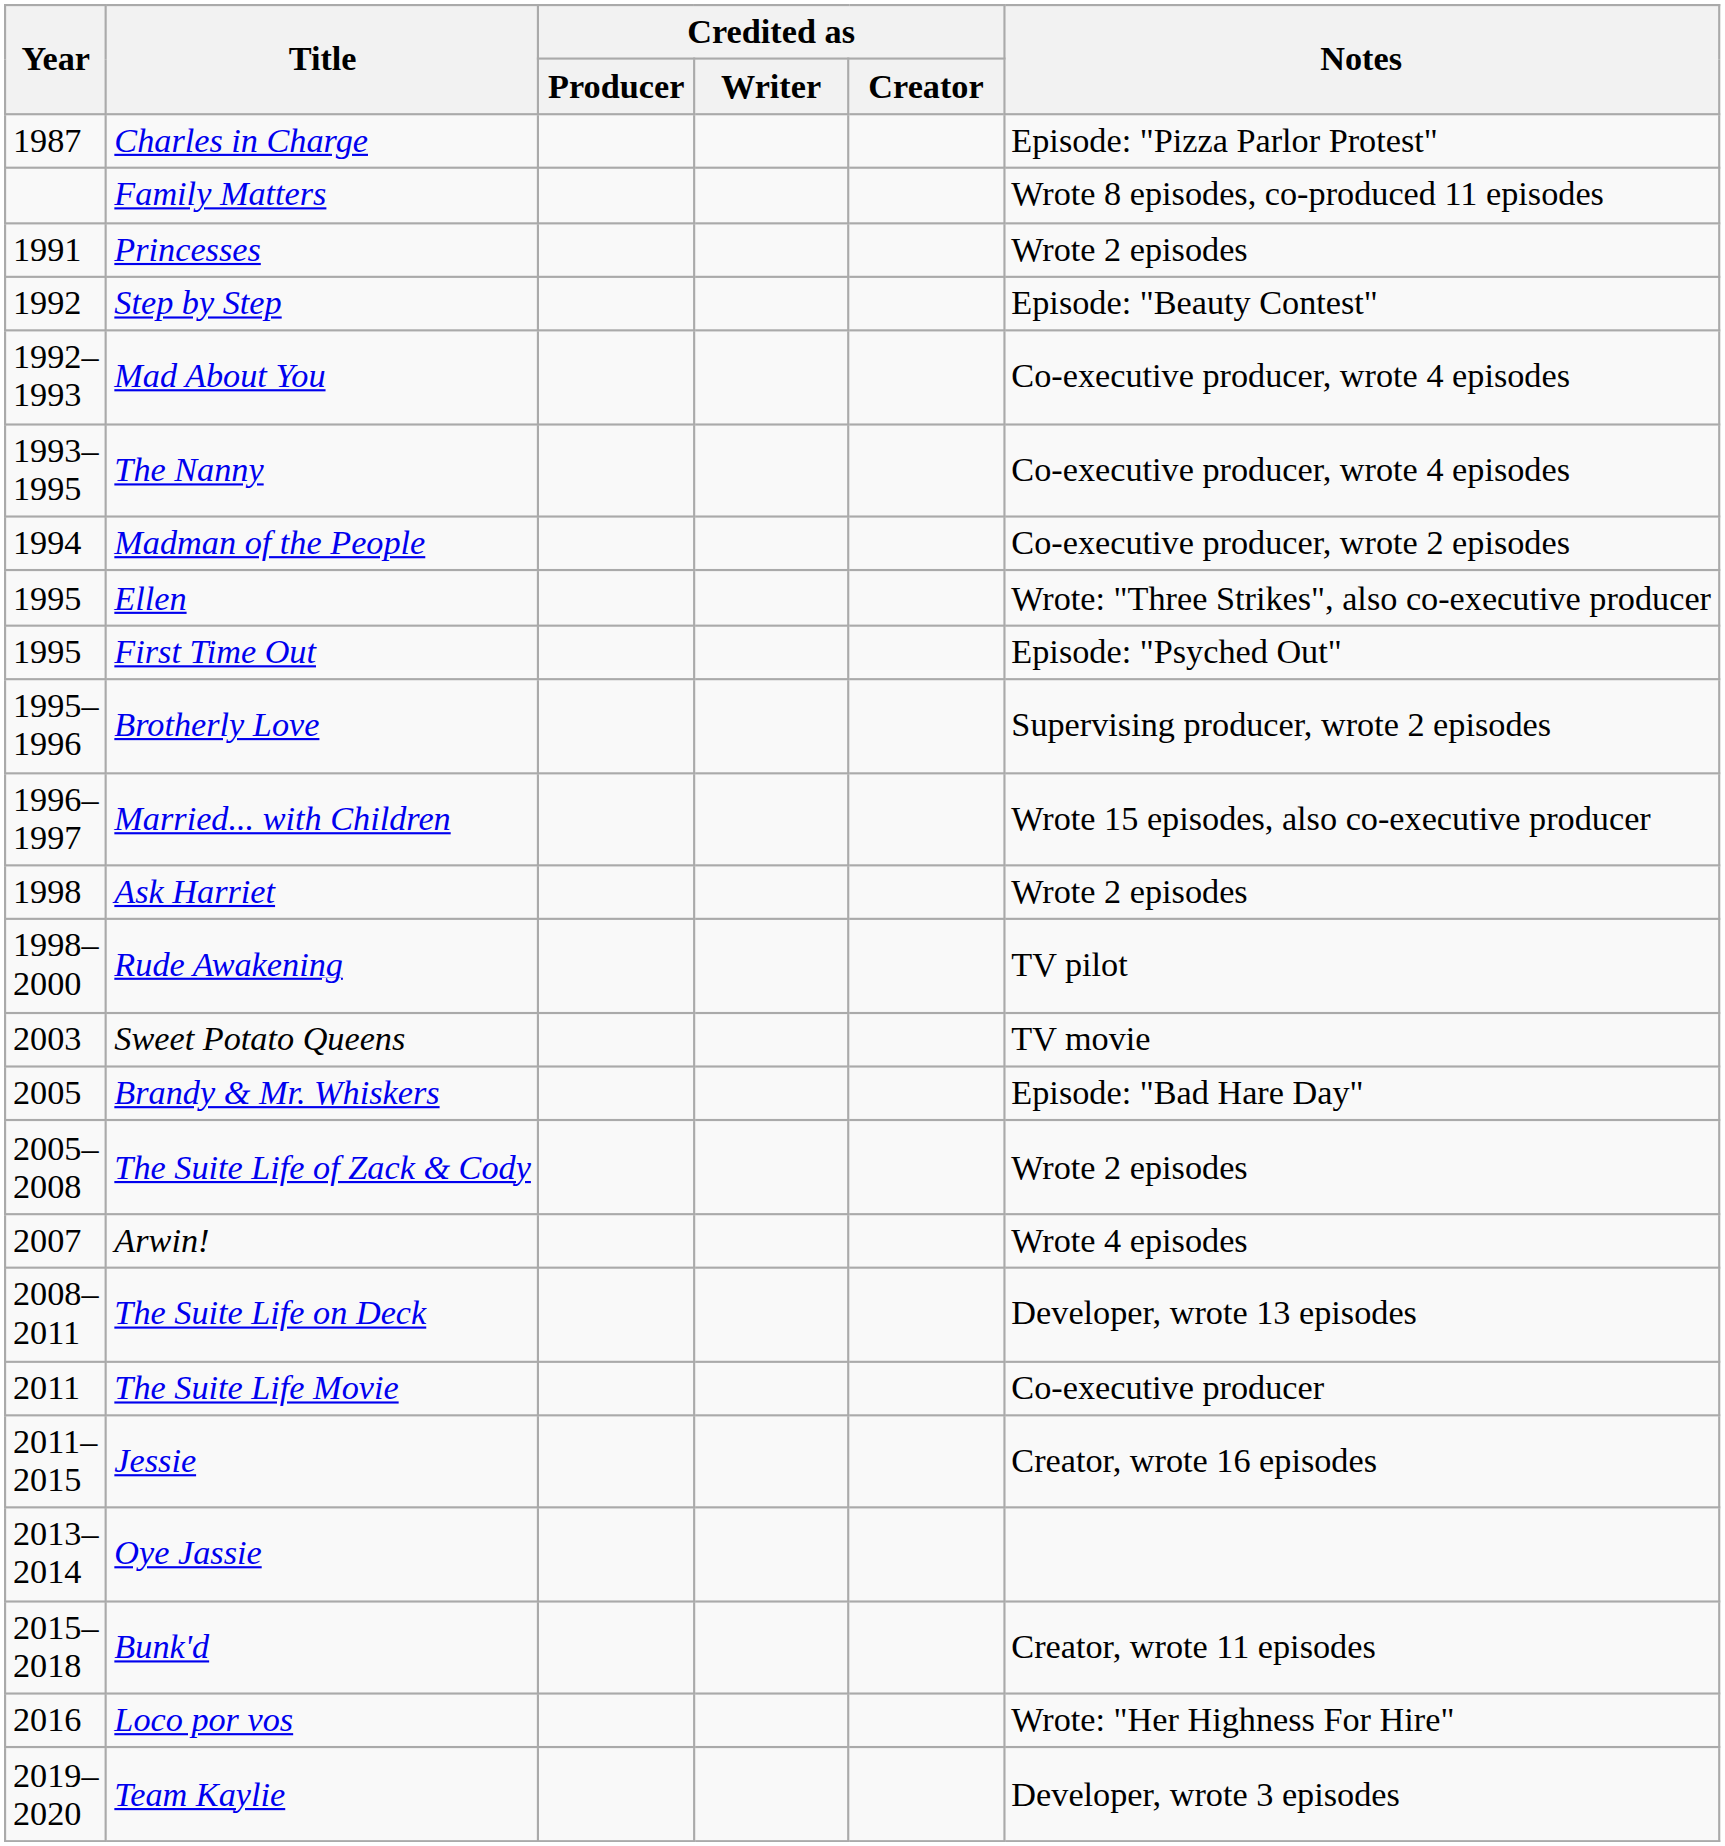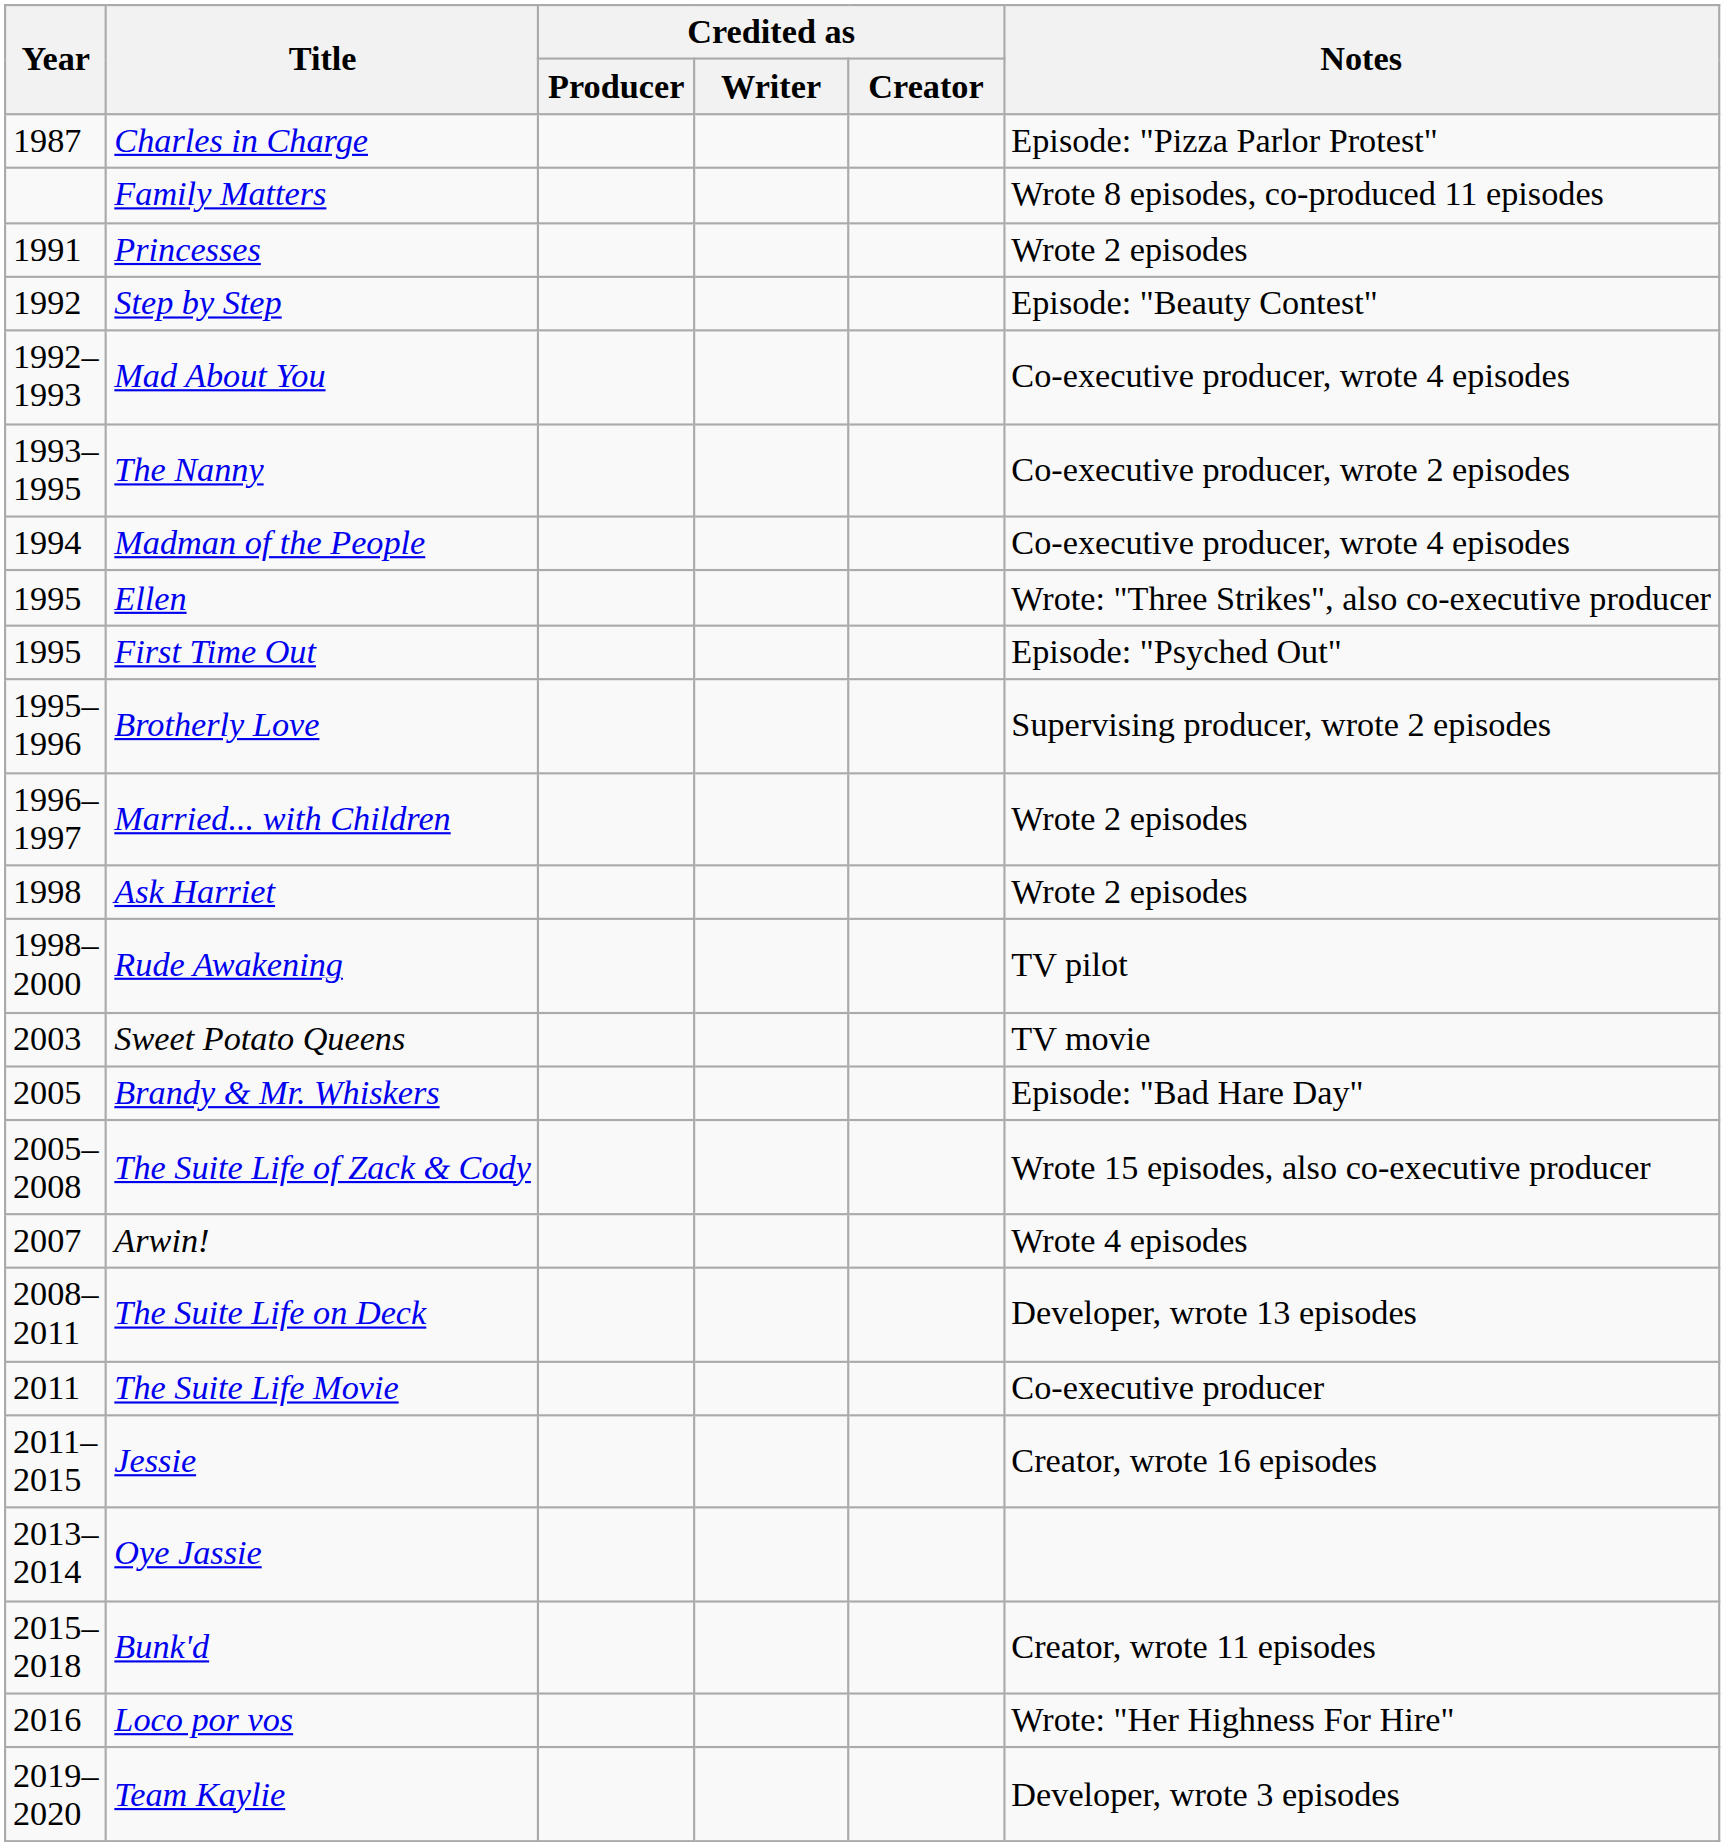(1291, 469) Co-executive producer, wrote 4 episodes -> (1291, 469) Co-executive producer, wrote 2 episodes
(1291, 543) Co-executive producer, wrote 2 episodes -> (1291, 543) Co-executive producer, wrote 4 episodes
(1331, 818) Wrote 15 episodes, also co-executive producer -> (1130, 818) Wrote 2 episodes
(1130, 1166) Wrote 2 episodes -> (1331, 1166) Wrote 15 episodes, also co-executive producer
